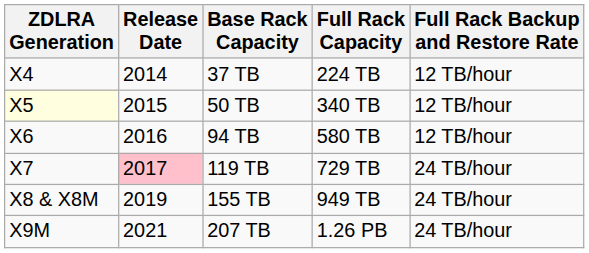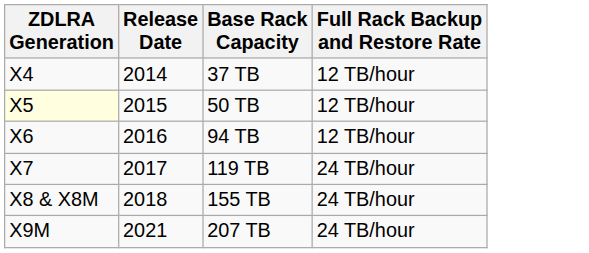- column: (361, 31)
(145, 168) pink background -> (145, 168) no background
(145, 199) 2019 -> (145, 199) 2018
